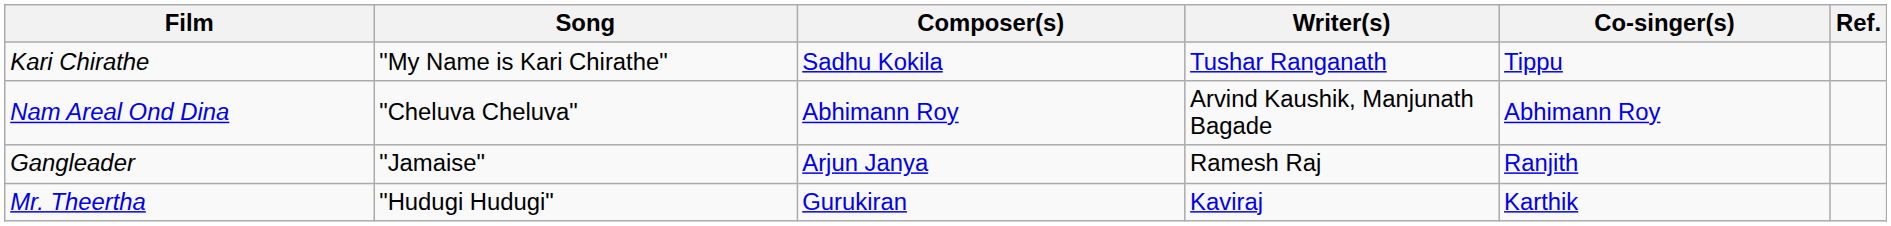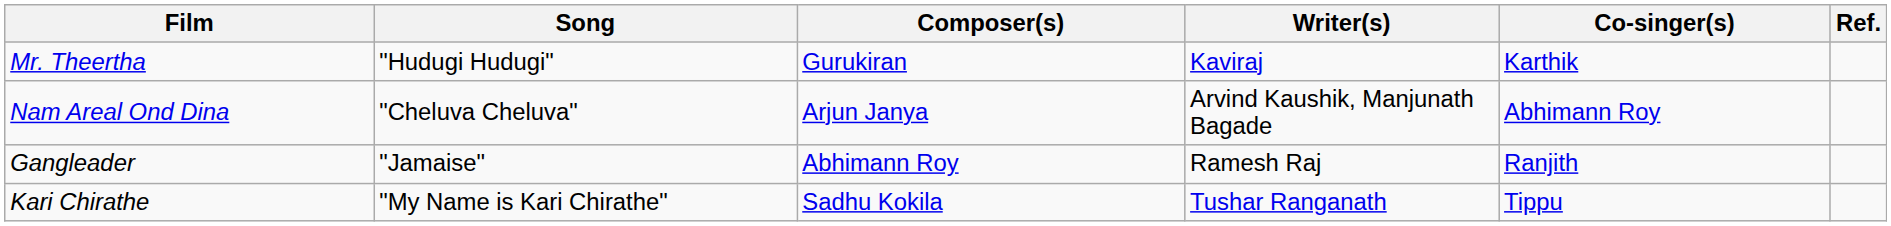rows swapped: (78, 201) <-> (80, 61)
(880, 112) Abhimann Roy -> (865, 112) Arjun Janya
(865, 163) Arjun Janya -> (880, 163) Abhimann Roy
